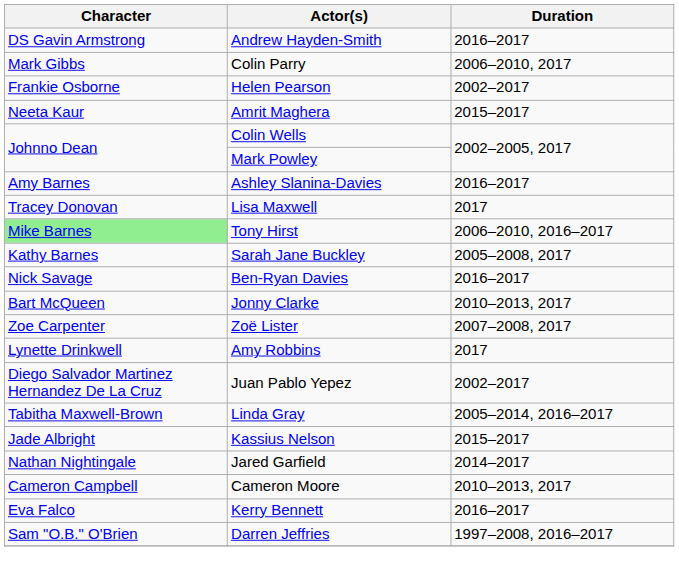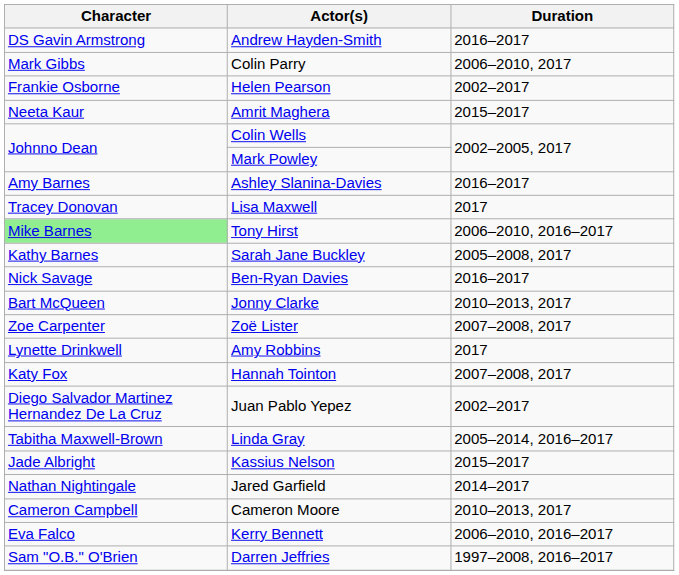+ row: (284, 374)
(492, 510) 2016–2017 -> (534, 534) 2006–2010, 2016–2017
